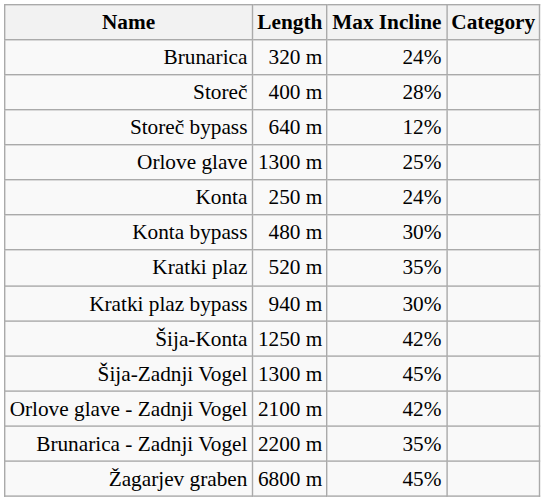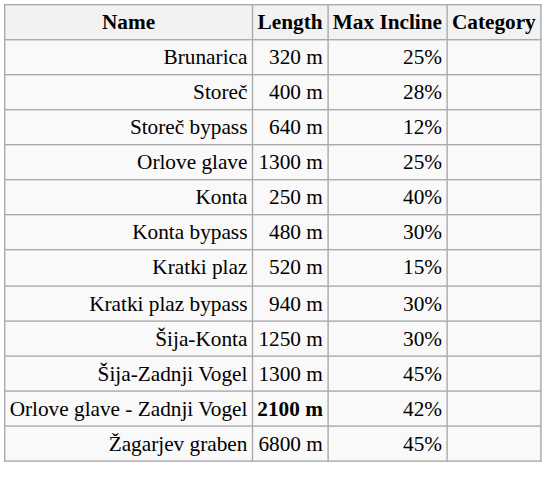(422, 57) 24% -> (423, 57) 25%
(422, 197) 24% -> (423, 197) 40%
(422, 267) 35% -> (423, 267) 15%
(422, 338) 42% -> (423, 338) 30%
(290, 408) normal -> (290, 408) bold
- row: (142, 443)
